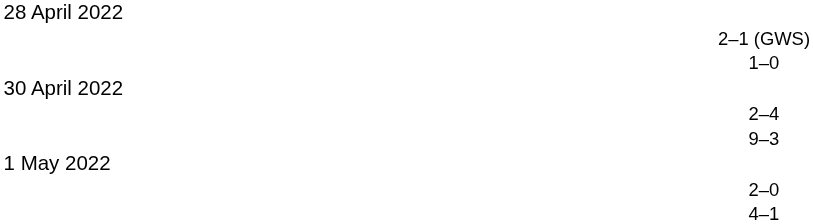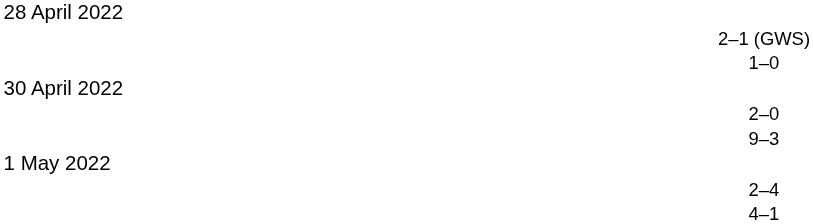rows swapped: (319, 114) <-> (319, 190)
